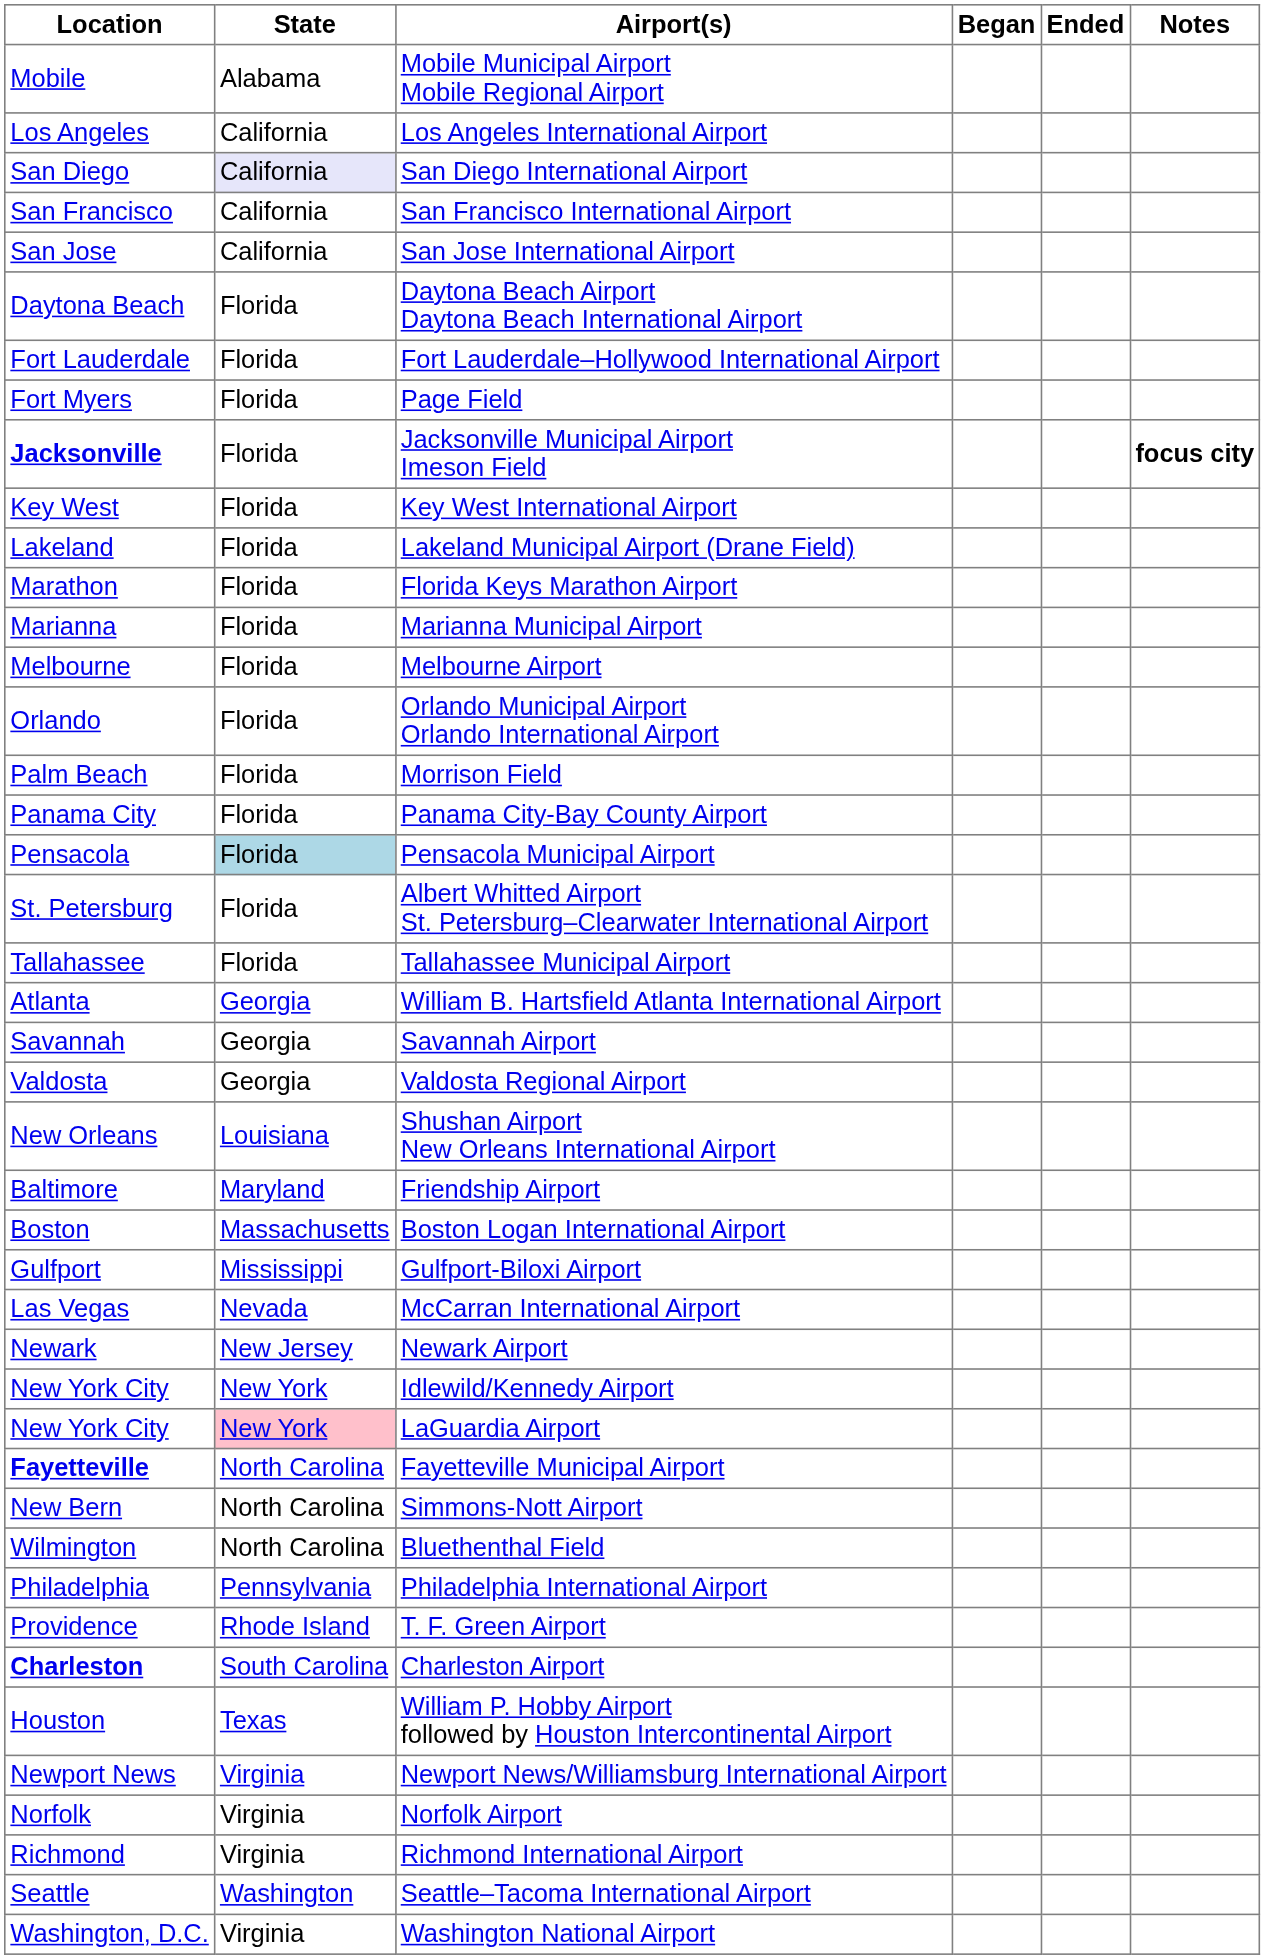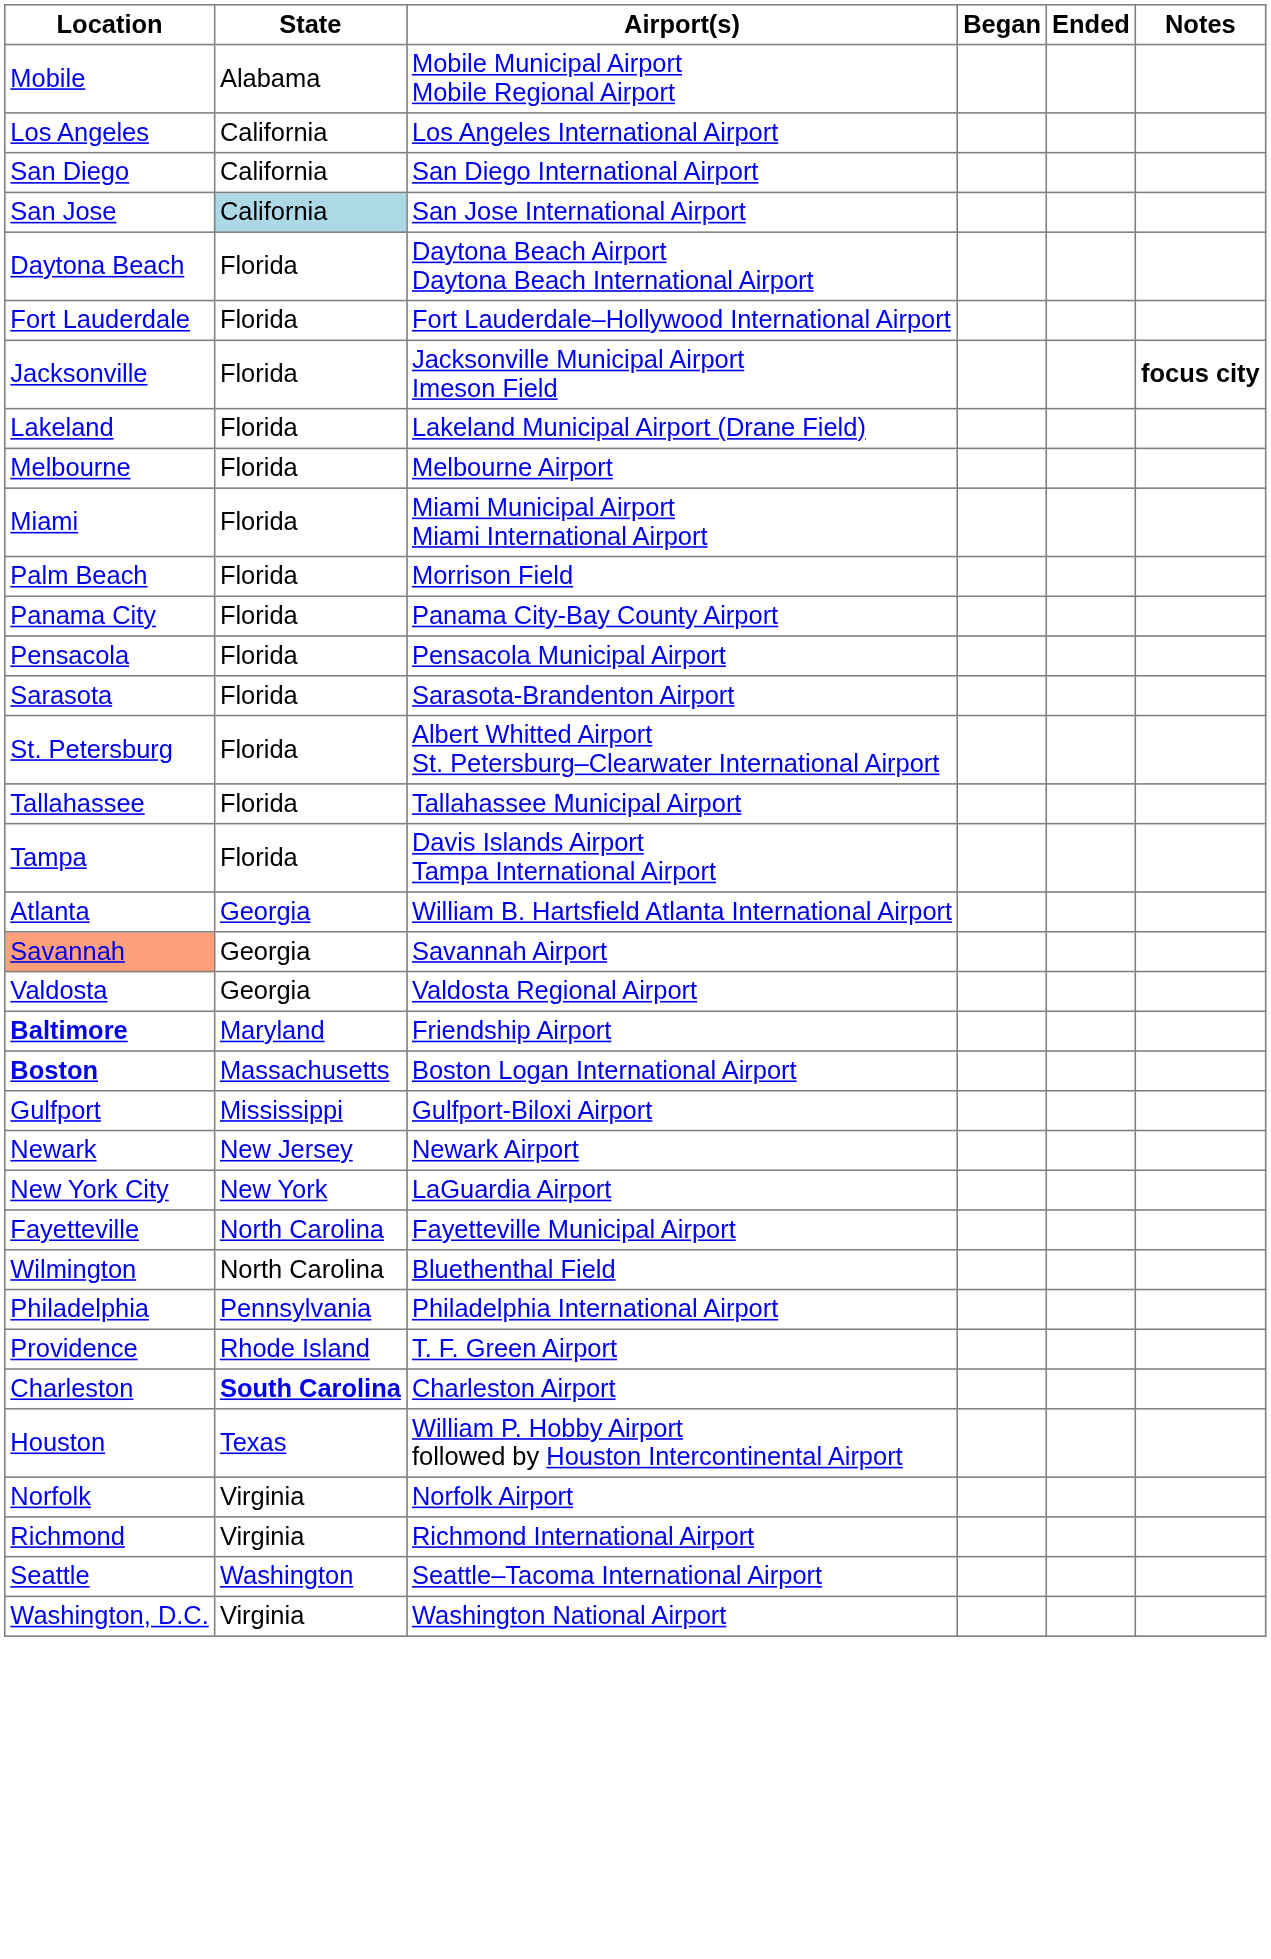(274, 172) lavender background -> (274, 172) no background
- row: (596, 211)
(274, 251) no background -> (274, 211) lightblue background
- row: (462, 399)
(86, 453) bold -> (79, 374) normal
- row: (569, 507)
- row: (569, 587)
- row: (551, 626)
+ row: (560, 522)
- row: (560, 720)
(259, 854) lightblue background -> (259, 655) no background
+ row: (573, 695)
+ row: (564, 857)
(68, 1041) no background -> (68, 951) lightsalmon background
- row: (588, 1135)
(64, 1189) normal -> (69, 1030) bold
(50, 1229) normal -> (54, 1070) bold
- row: (570, 1309)
- row: (537, 1388)
(274, 1428) pink background -> (274, 1189) no background
(80, 1468) bold -> (75, 1229) normal
- row: (522, 1507)
(77, 1666) bold -> (72, 1388) normal
(304, 1666) normal -> (310, 1388) bold
- row: (674, 1774)
